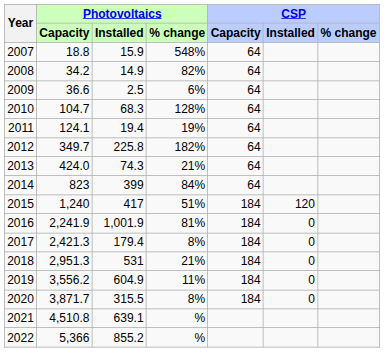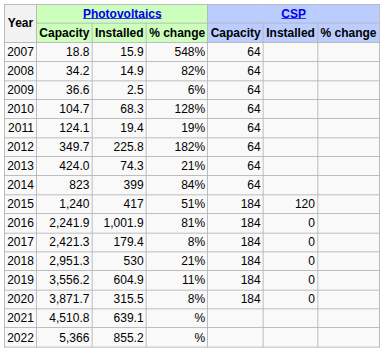(134, 261) 531 -> (134, 261) 530
